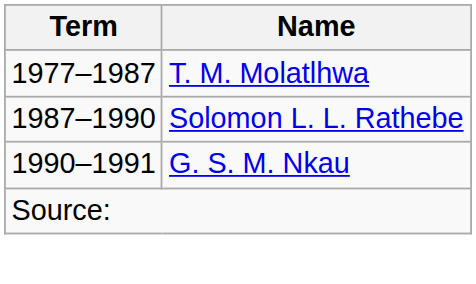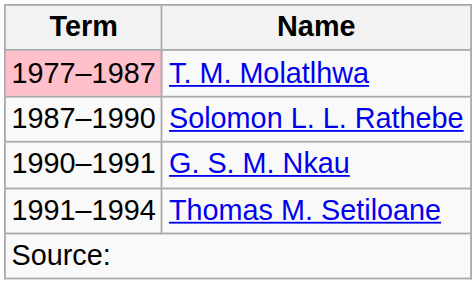(84, 73) no background -> (84, 73) pink background
+ row: (305, 210)
